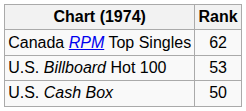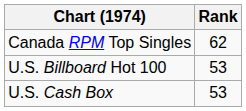(218, 93) 50 -> (218, 93) 53
